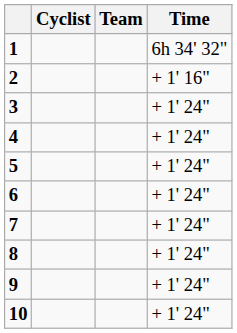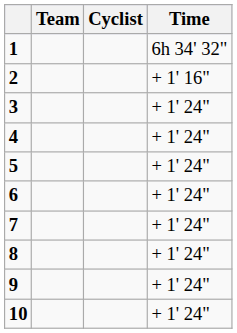columns swapped: (63, 19) <-> (121, 19)
